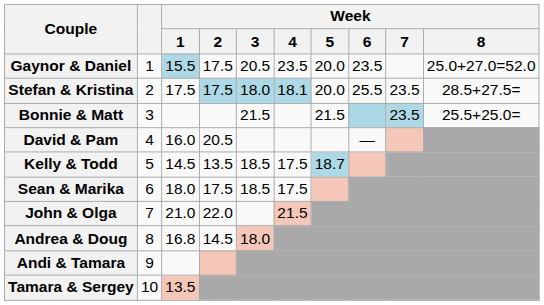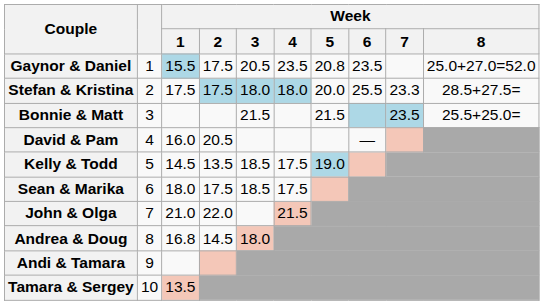(330, 66) 20.0 -> (330, 66) 20.8
(292, 90) 18.1 -> (292, 90) 18.0
(405, 90) 23.5 -> (405, 90) 23.3
(330, 164) 18.7 -> (330, 164) 19.0
